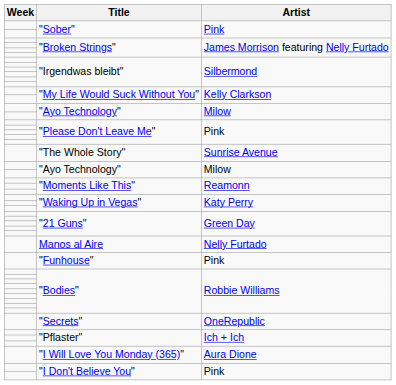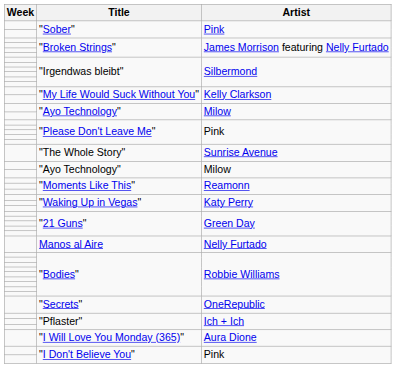- row: (66, 260)
